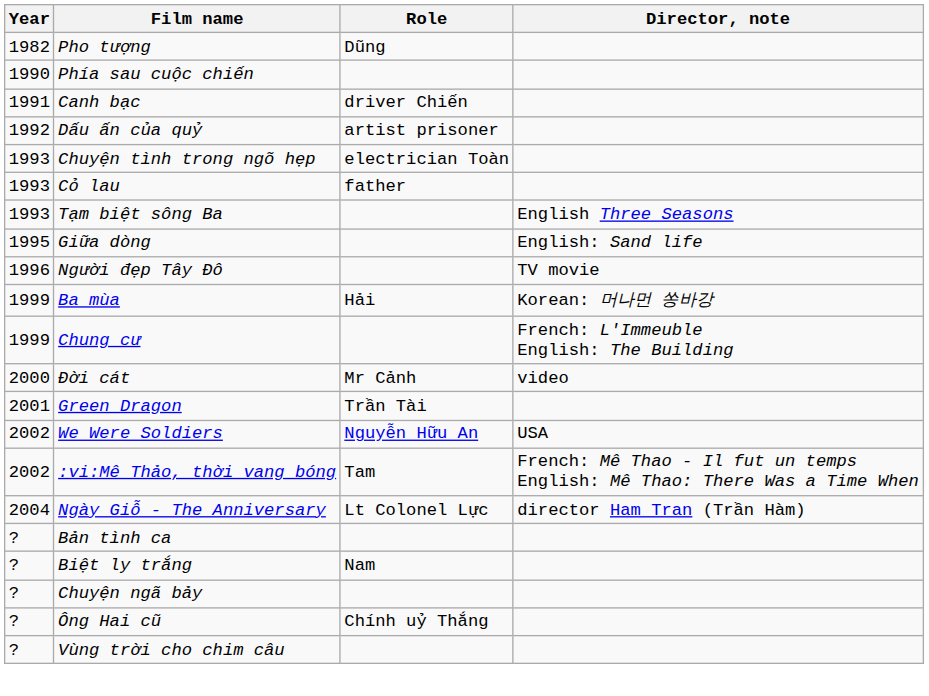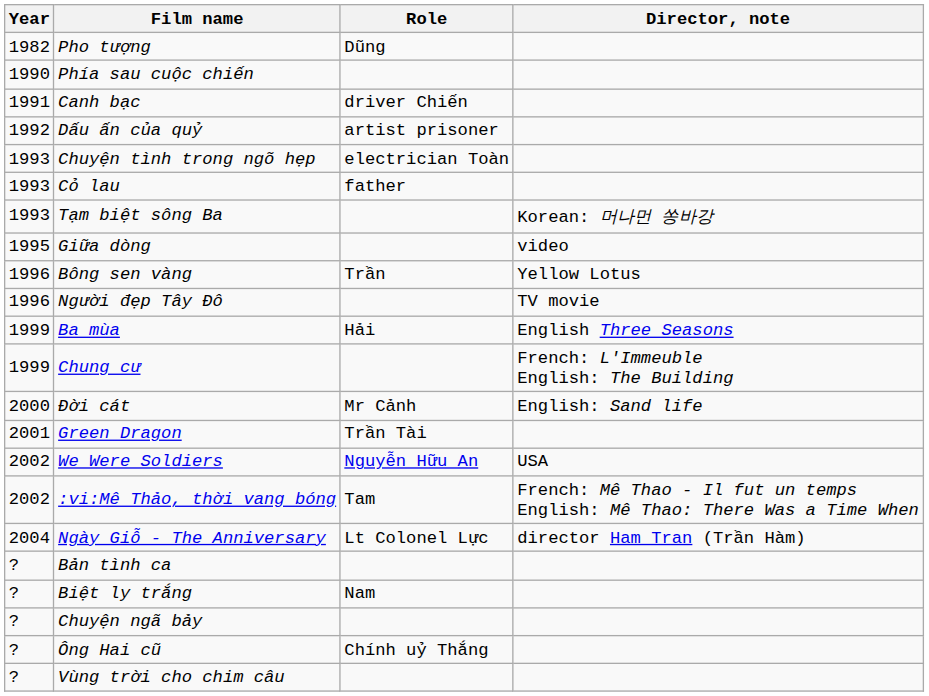(625, 214) English Three Seasons -> (615, 217) Korean: 머나먼 쏭바강
(610, 242) English: Sand life -> (543, 246) video
+ row: (125, 274)
(615, 301) Korean: 머나먼 쏭바강 -> (625, 330) English Three Seasons
(543, 378) video -> (610, 406) English: Sand life
